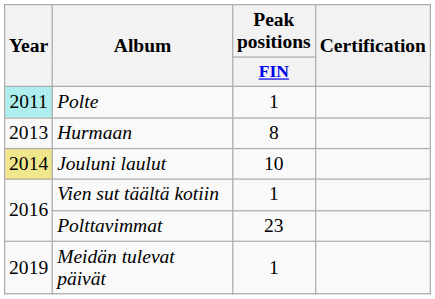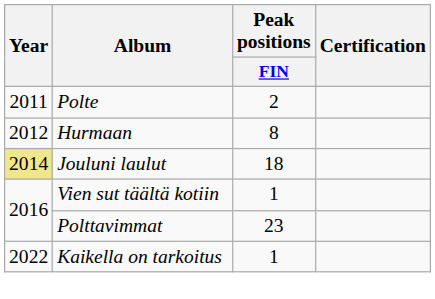(29, 101) paleturquoise background -> (29, 101) no background
(274, 101) 1 -> (274, 101) 2
(29, 132) 2013 -> (29, 132) 2012
(274, 163) 10 -> (274, 163) 18
- row: (116, 267)
+ row: (140, 256)
